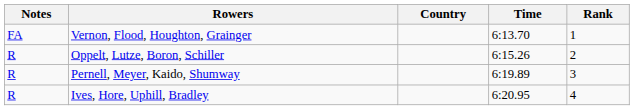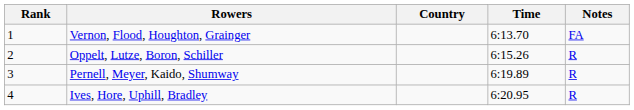columns swapped: (598, 14) <-> (36, 14)
